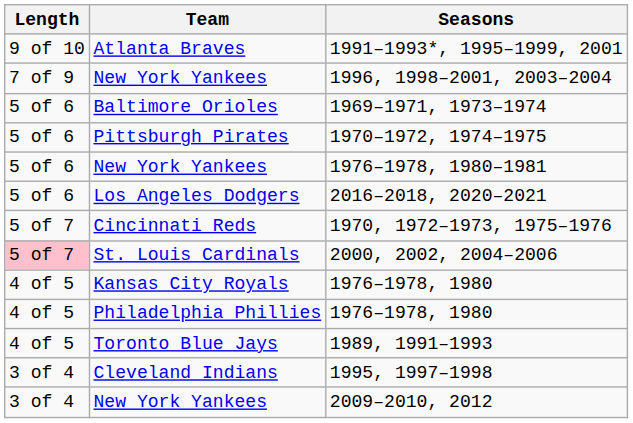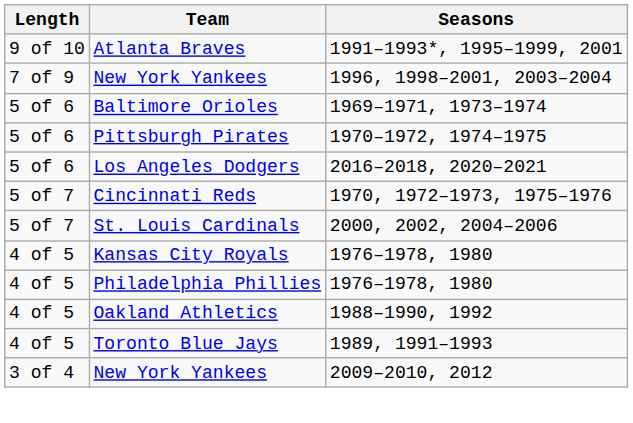- row: (180, 167)
(42, 255) pink background -> (42, 226) no background
+ row: (186, 314)
- row: (186, 373)
